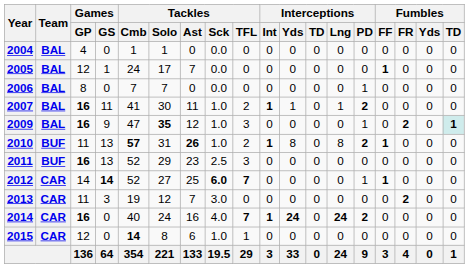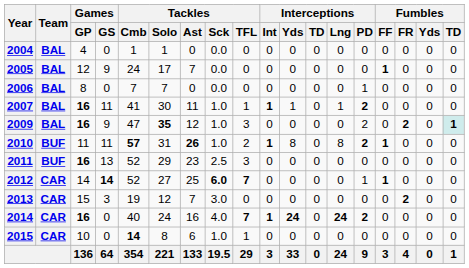(107, 69) 1 -> (107, 69) 9
(246, 106) 2 -> (246, 106) 1
(365, 124) 1 -> (365, 124) 2
(107, 143) 13 -> (107, 143) 11
(83, 198) 11 -> (83, 198) 15
(83, 236) 12 -> (83, 236) 10
